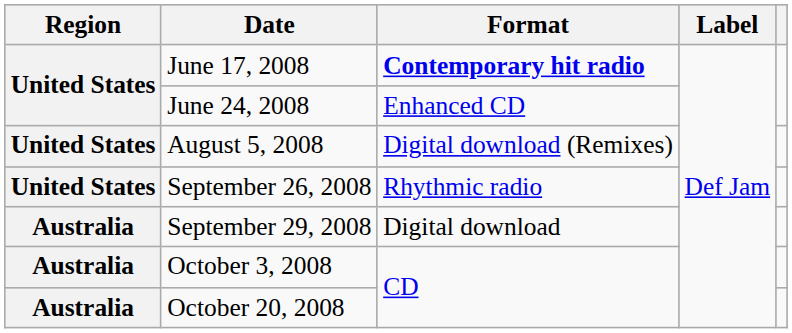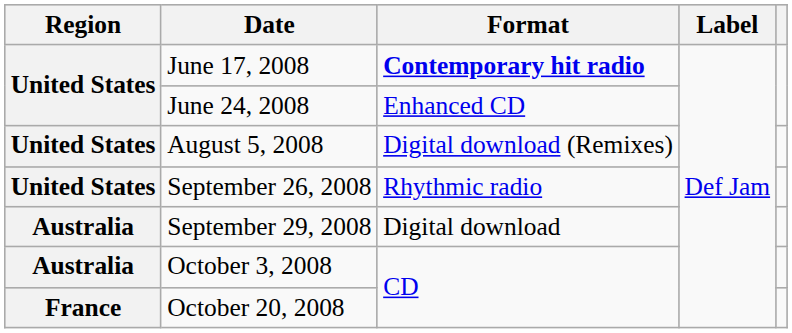(83, 307) Australia -> (83, 307) France
